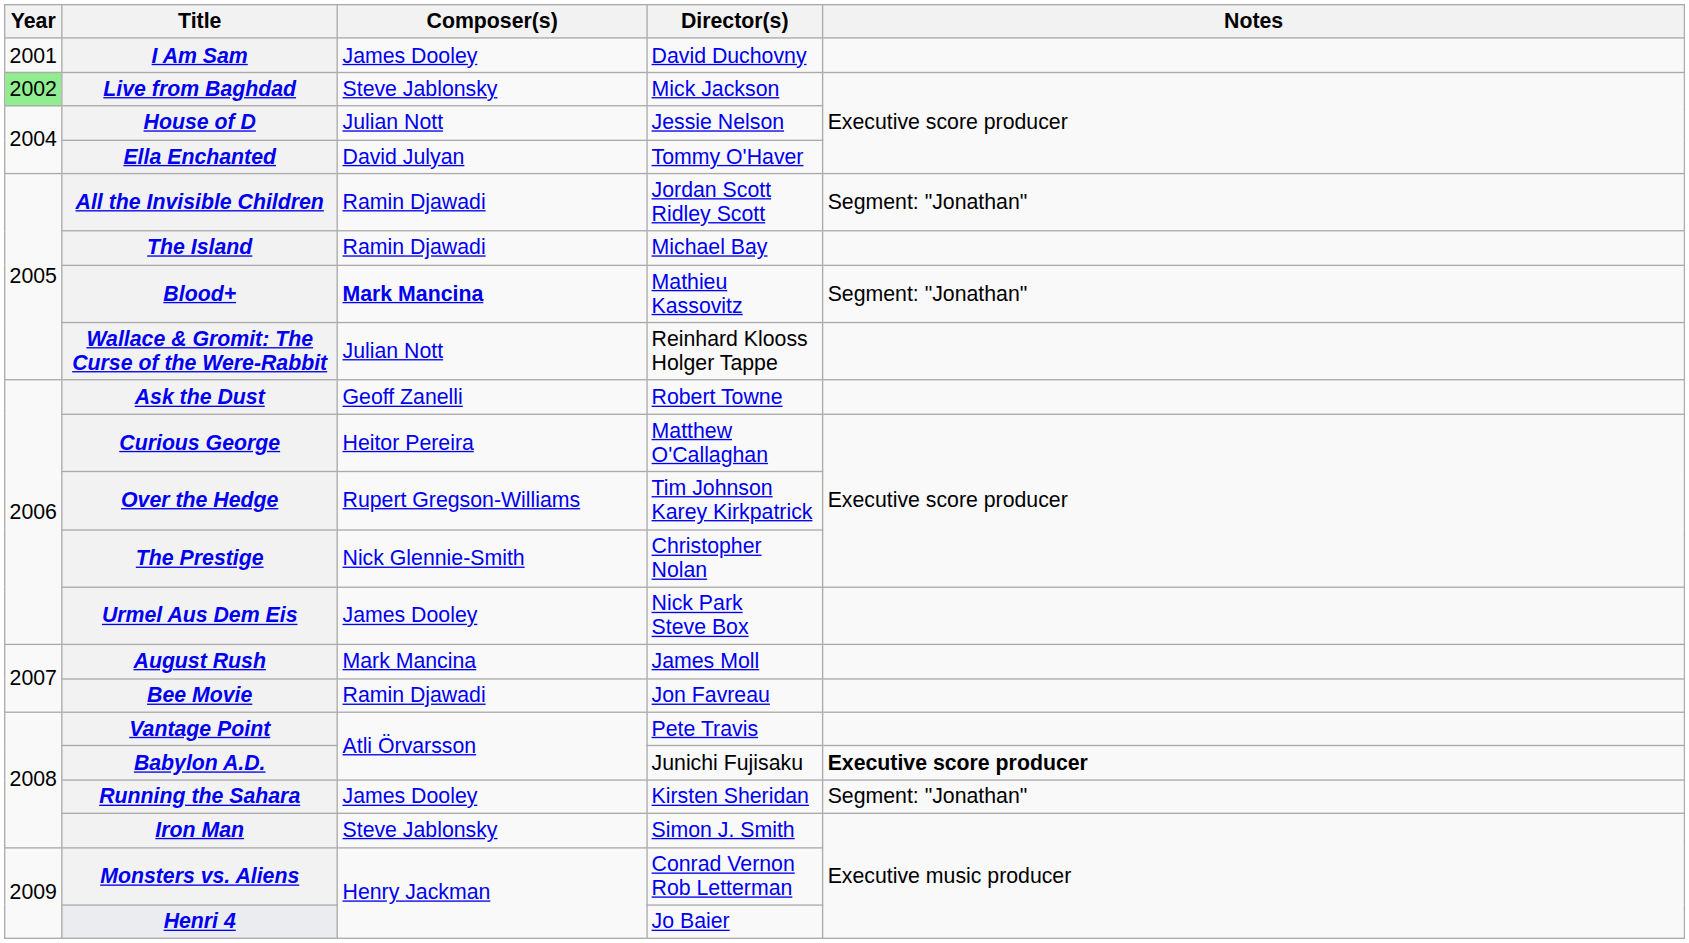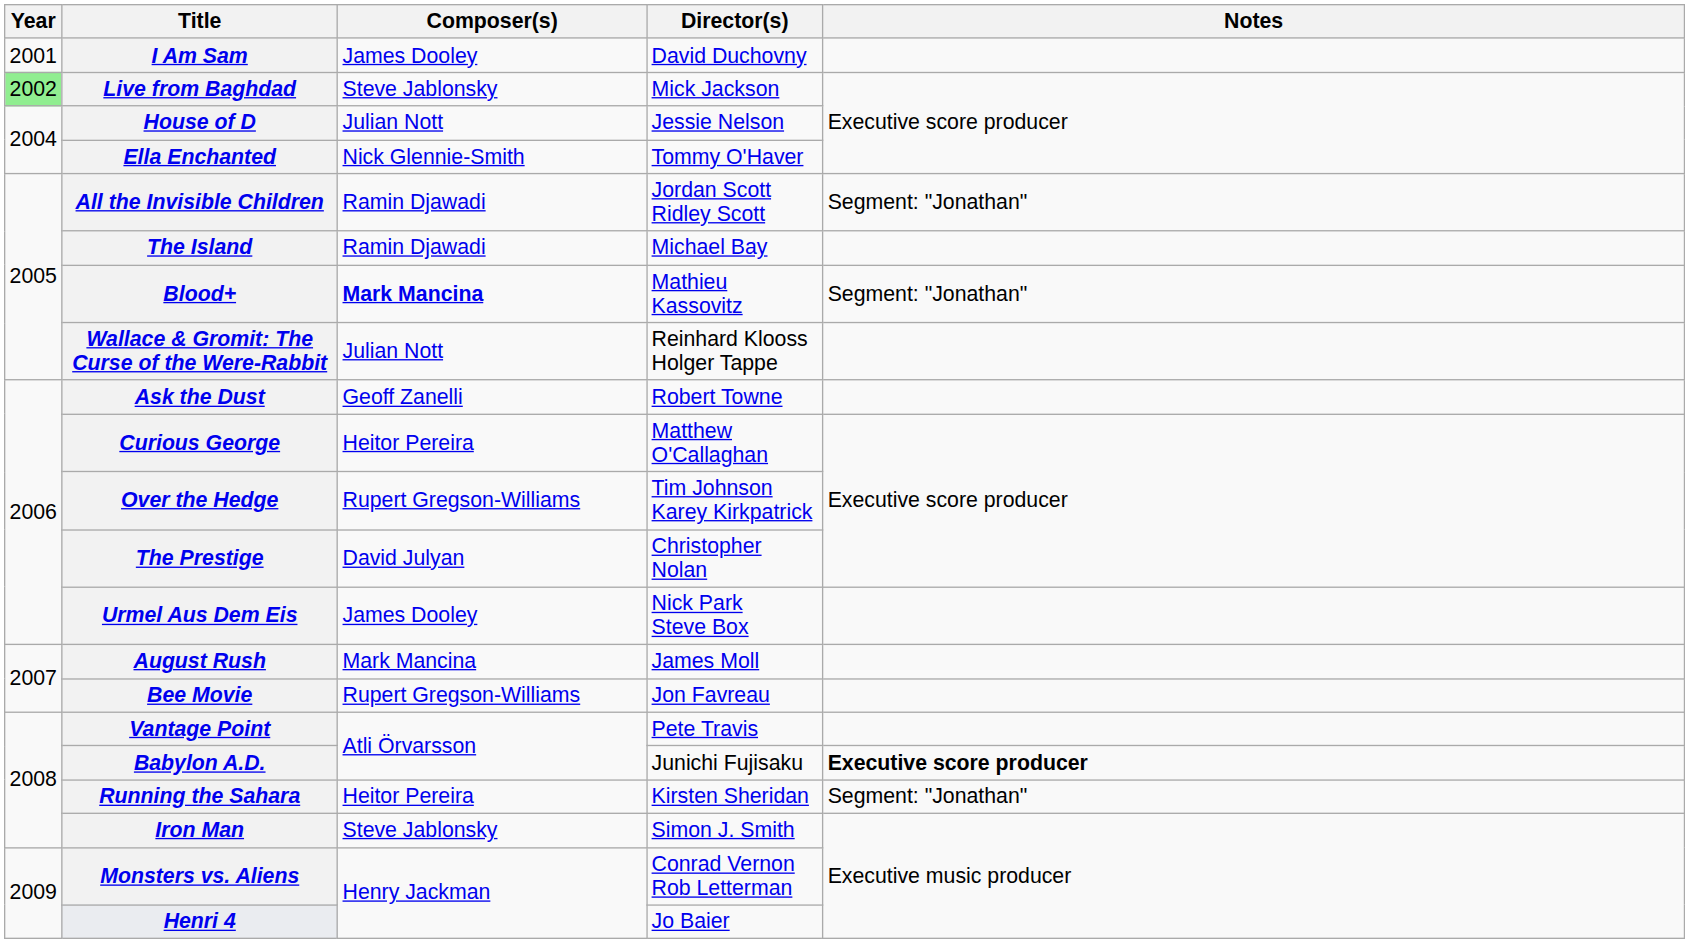(403, 156) David Julyan -> (434, 156) Nick Glennie-Smith
(434, 558) Nick Glennie-Smith -> (403, 558) David Julyan
(414, 695) Ramin Djawadi -> (461, 695) Rupert Gregson-Williams
(410, 796) James Dooley -> (408, 796) Heitor Pereira
